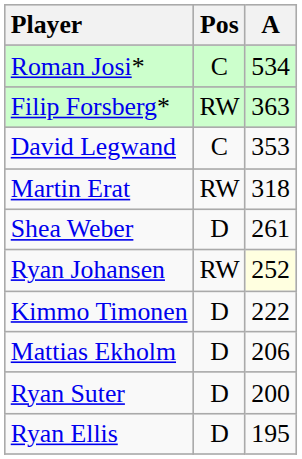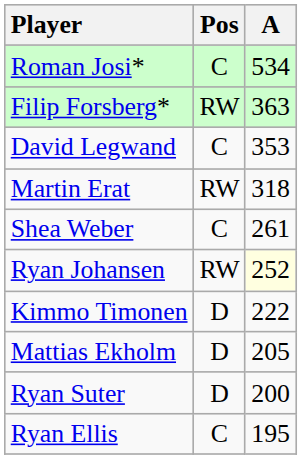(219, 229) D -> (219, 229) C
(271, 351) 206 -> (271, 351) 205
(219, 433) D -> (219, 433) C
